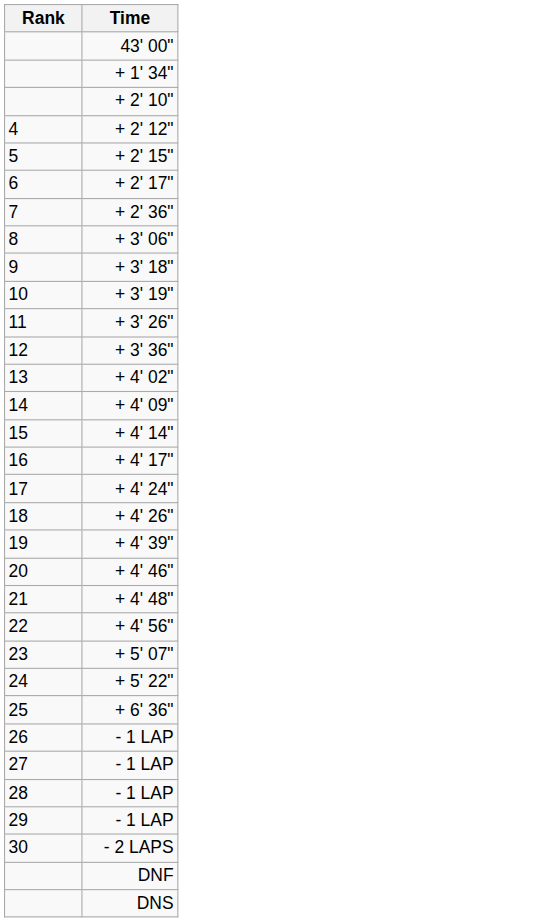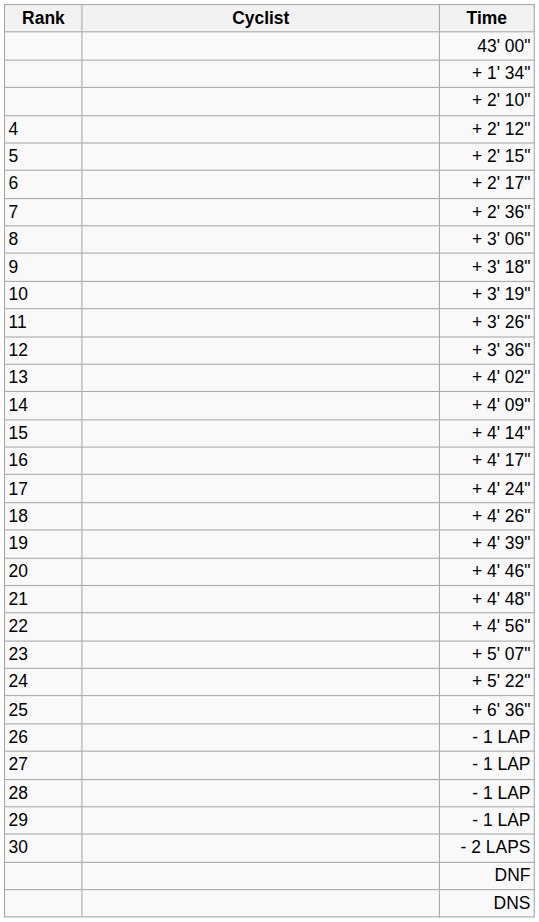+ column: (261, 18)
